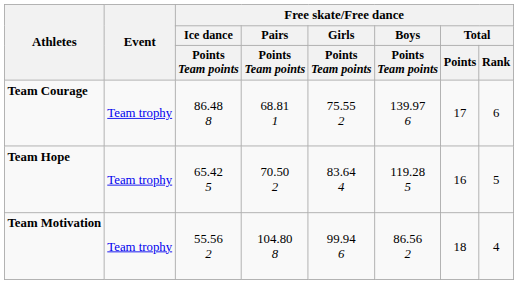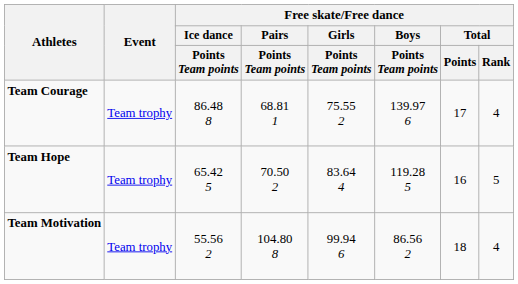(496, 113) 6 -> (496, 113) 4
